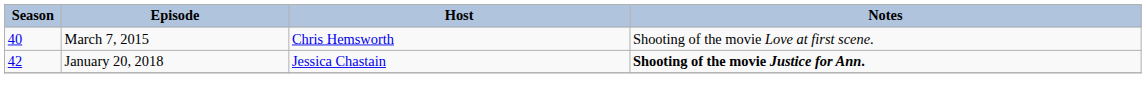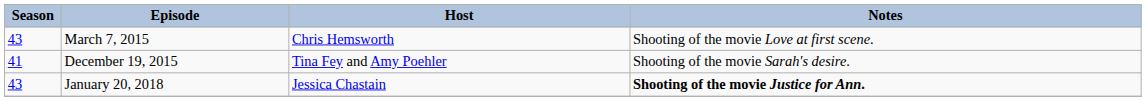(15, 38) 40 -> (15, 38) 43
+ row: (121, 61)
(15, 61) 42 -> (15, 84) 43
